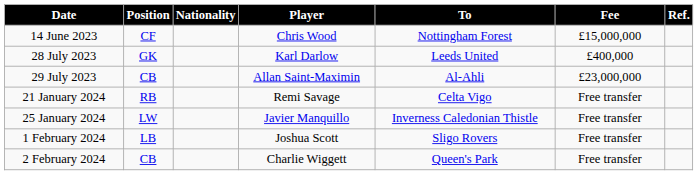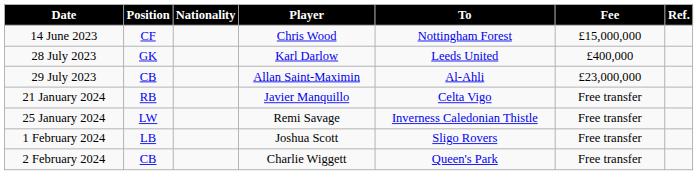(307, 97) Remi Savage -> (307, 97) Javier Manquillo
(307, 118) Javier Manquillo -> (307, 118) Remi Savage
